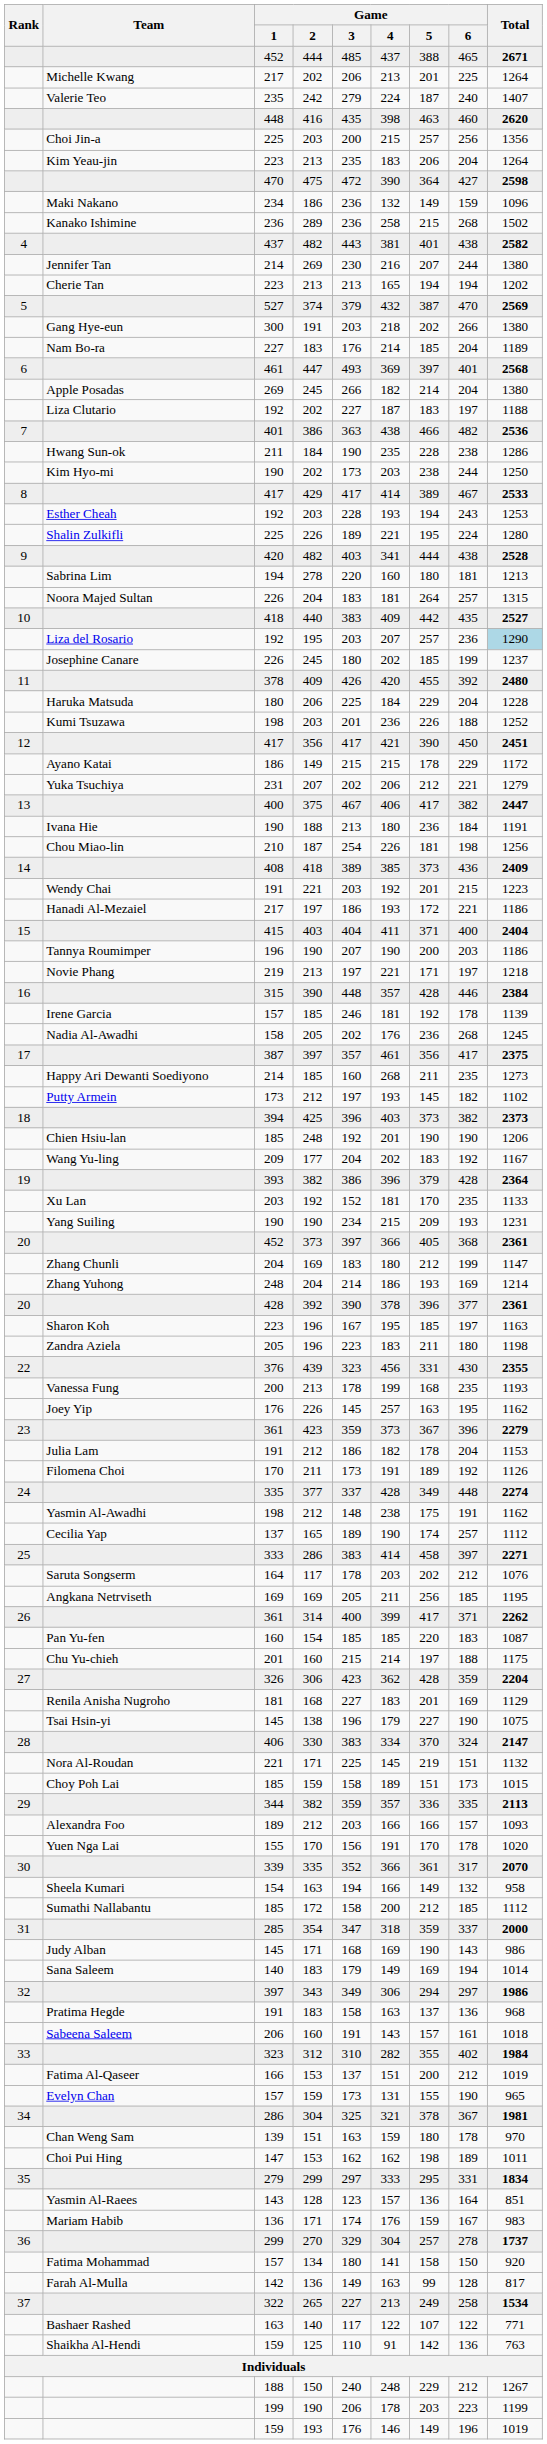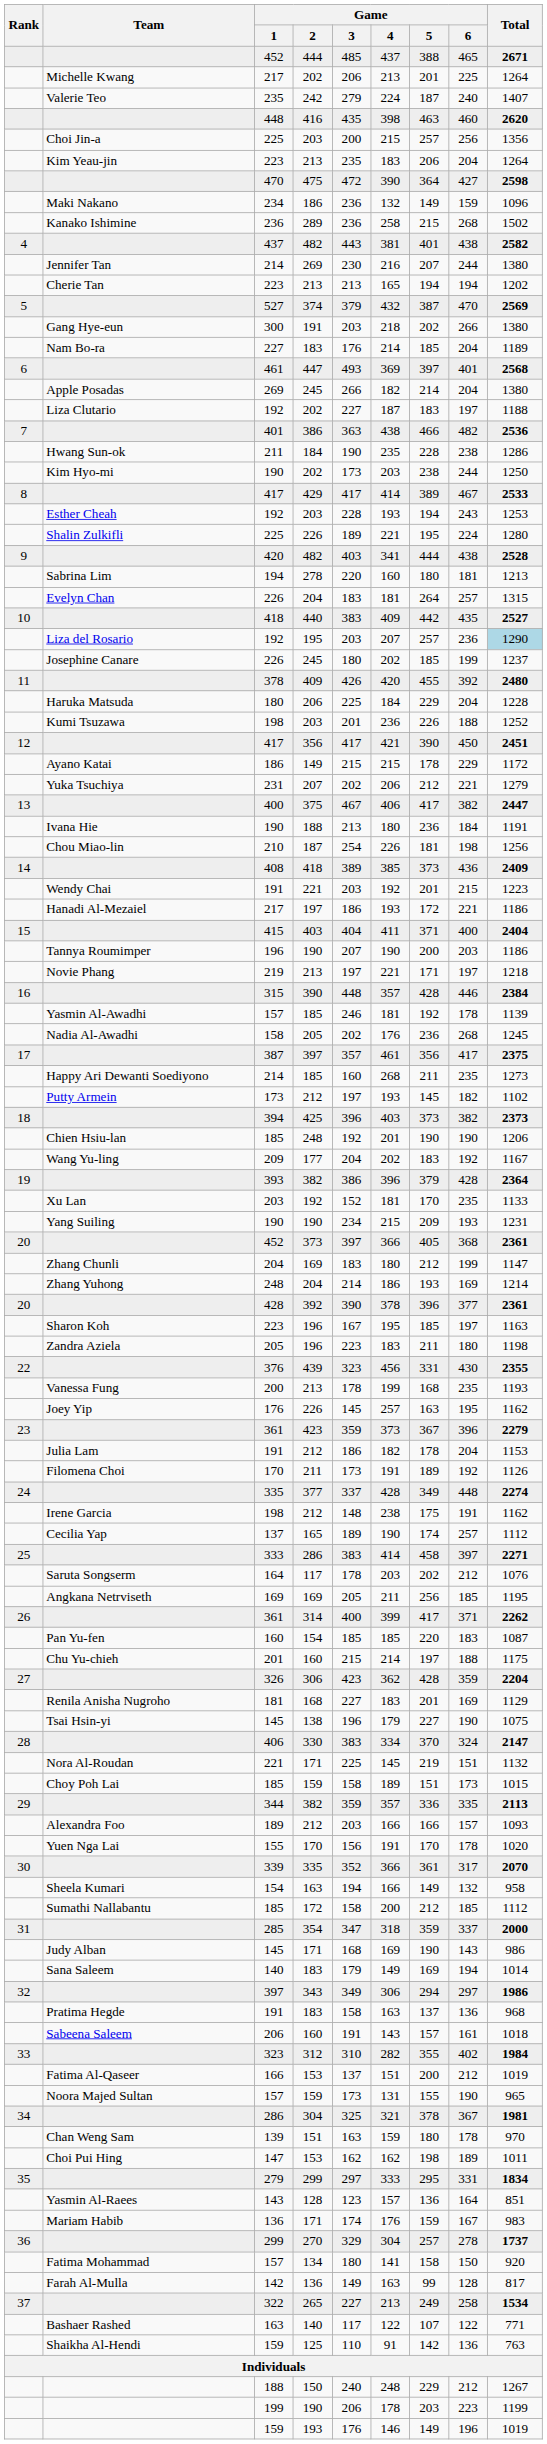(99, 597) Noora Majed Sultan -> (80, 597) Evelyn Chan
(79, 1013) Irene Garcia -> (96, 1013) Yasmin Al-Awadhi
(96, 1513) Yasmin Al-Awadhi -> (79, 1513) Irene Garcia
(80, 2095) Evelyn Chan -> (99, 2095) Noora Majed Sultan
